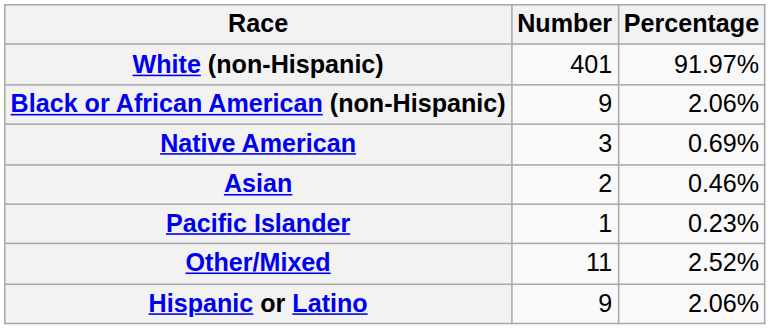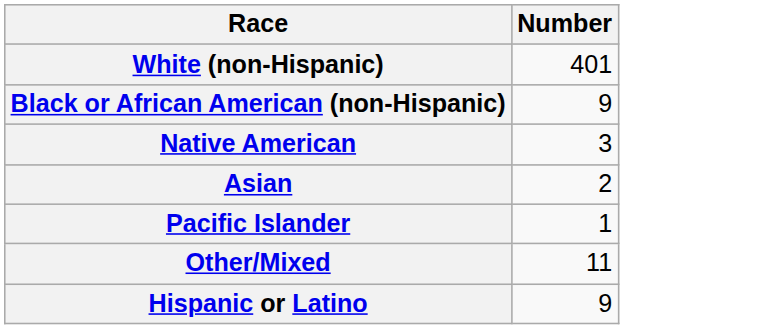- column: (691, 24)
